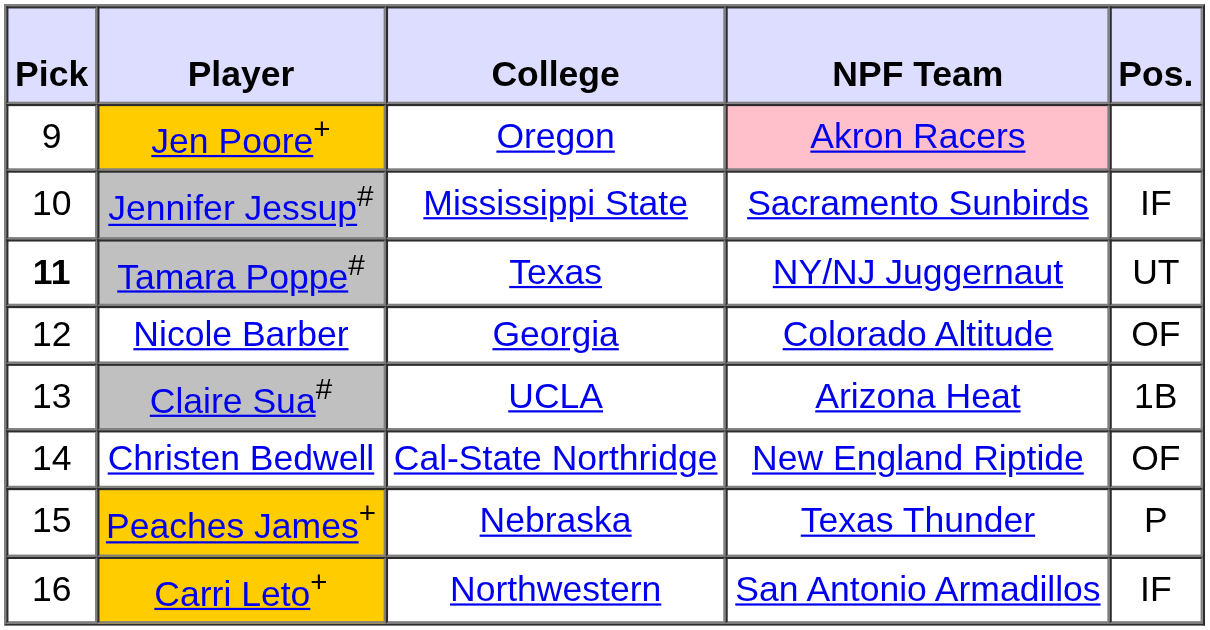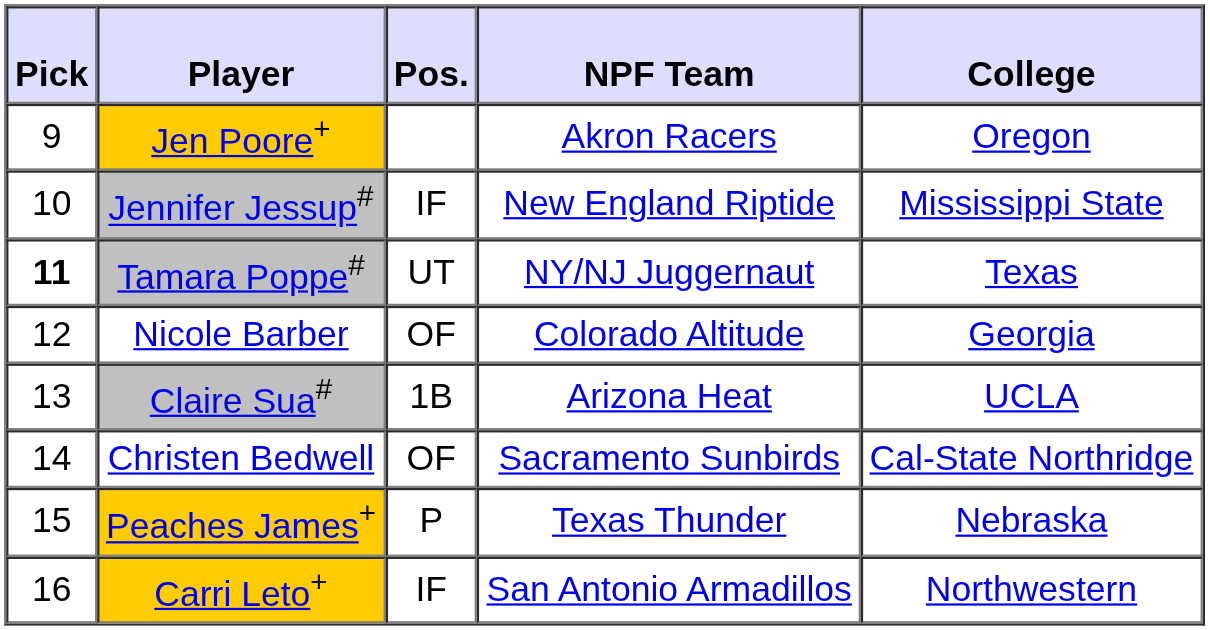columns swapped: (1156, 74) <-> (556, 74)
(918, 136) pink background -> (669, 136) no background
(918, 204) Sacramento Sunbirds -> (669, 204) New England Riptide
(918, 459) New England Riptide -> (669, 459) Sacramento Sunbirds
